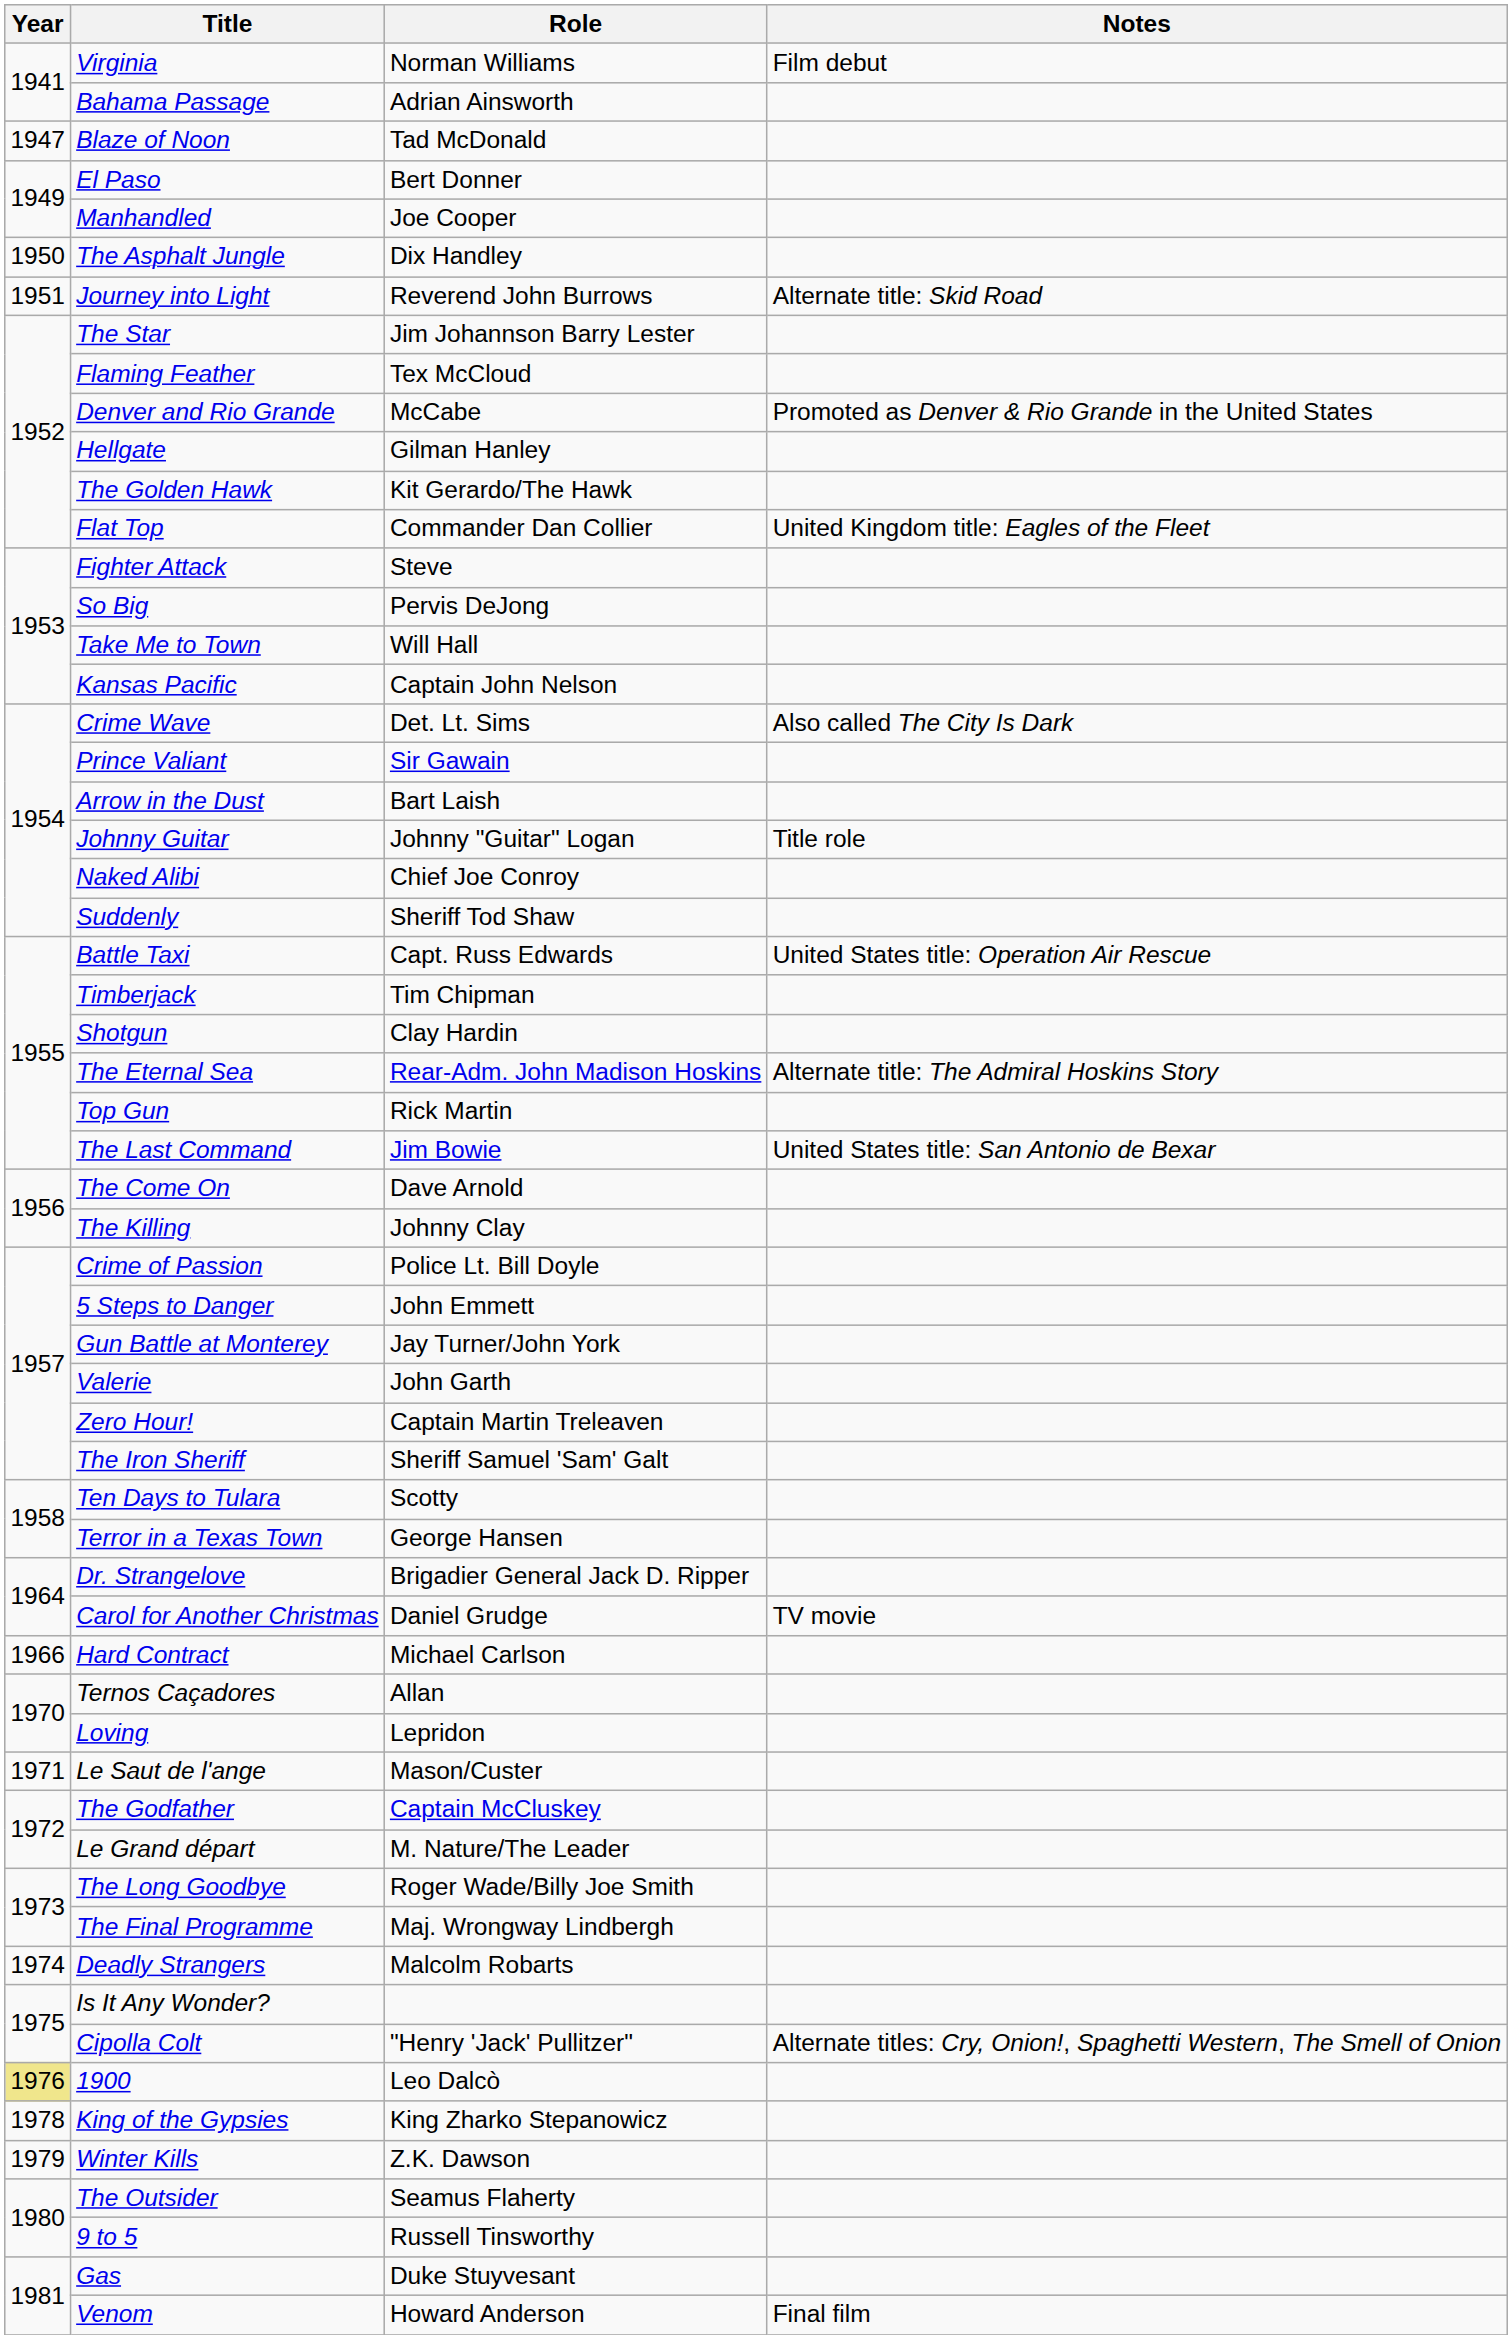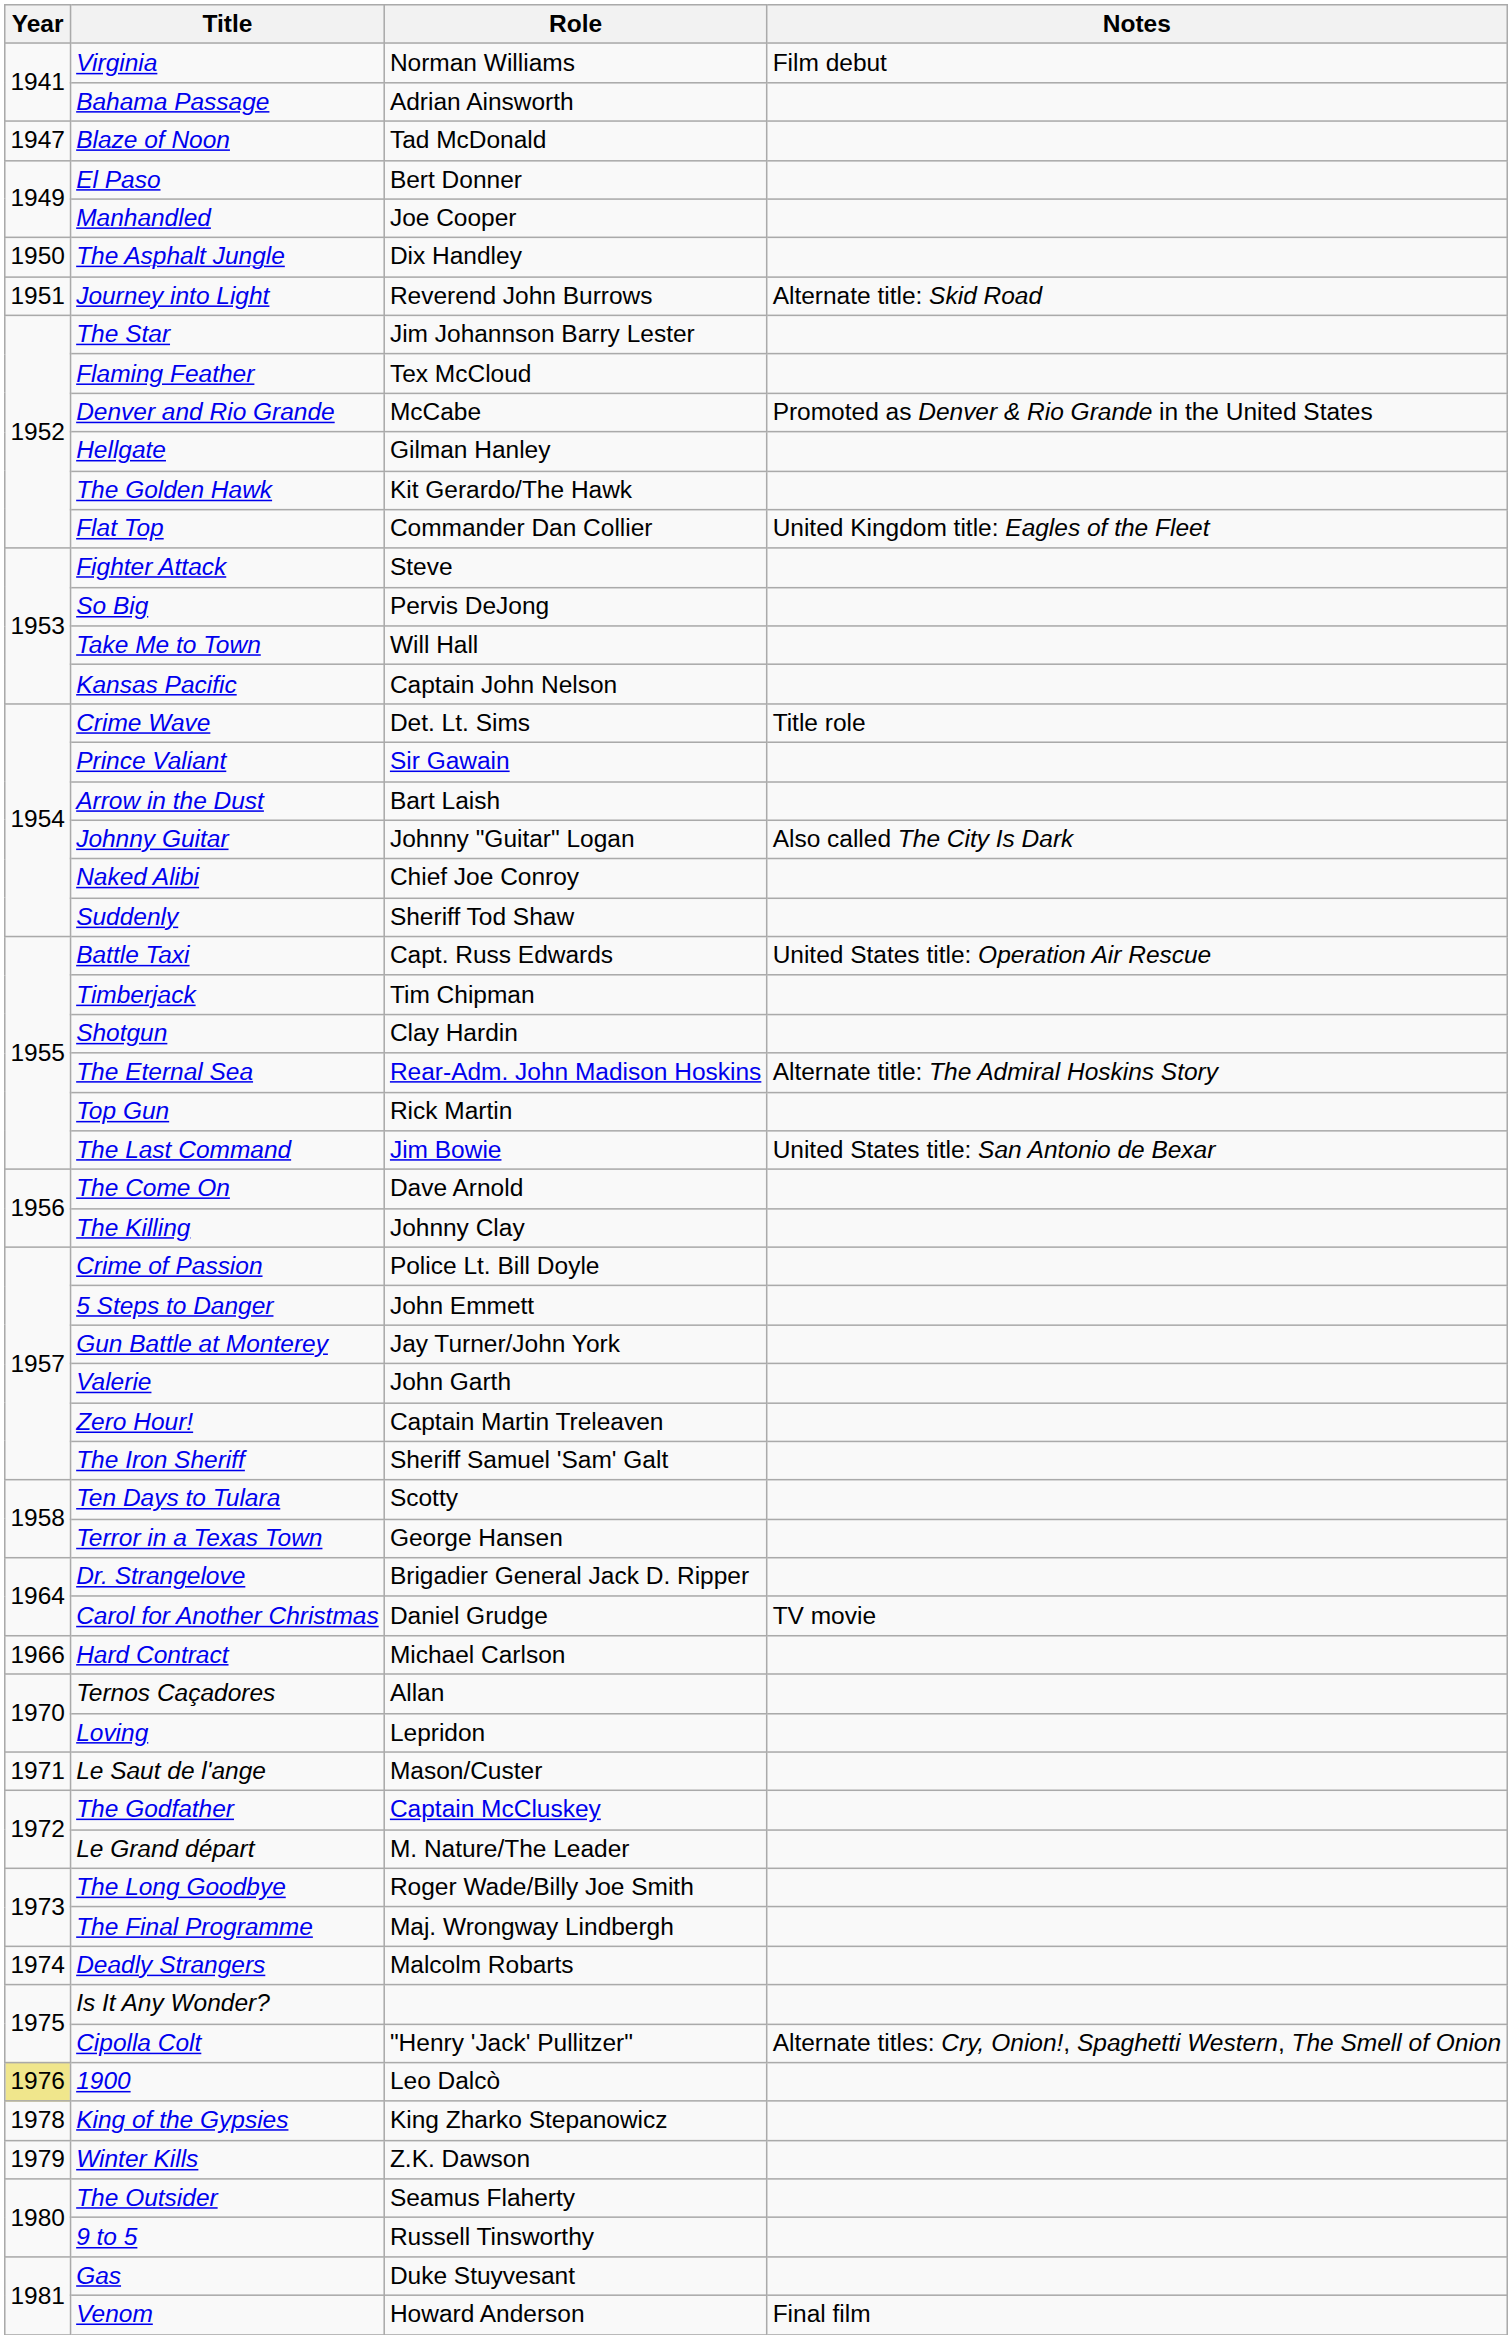(923, 722) Also called The City Is Dark -> (819, 722) Title role
(819, 839) Title role -> (923, 839) Also called The City Is Dark
